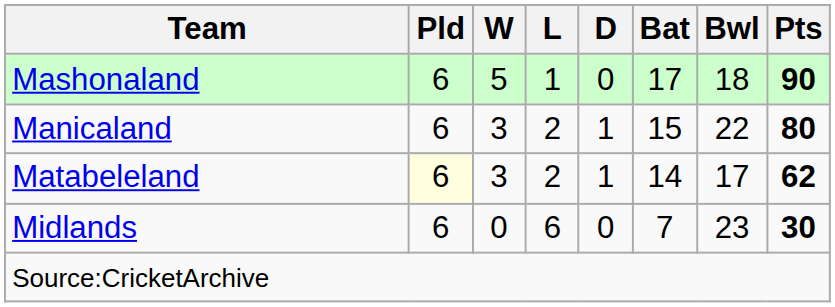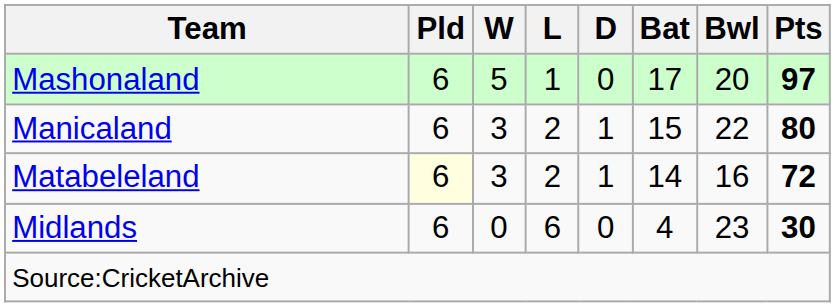(732, 78) 18 -> (732, 78) 20
(798, 78) 90 -> (798, 78) 97
(732, 177) 17 -> (732, 177) 16
(798, 177) 62 -> (798, 177) 72
(665, 227) 7 -> (665, 227) 4
